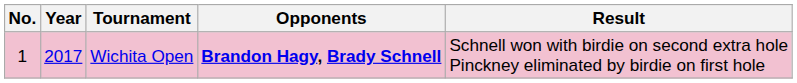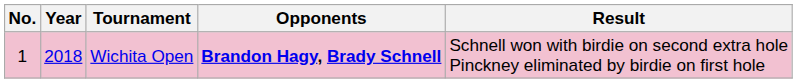(63, 55) 2017 -> (63, 55) 2018
